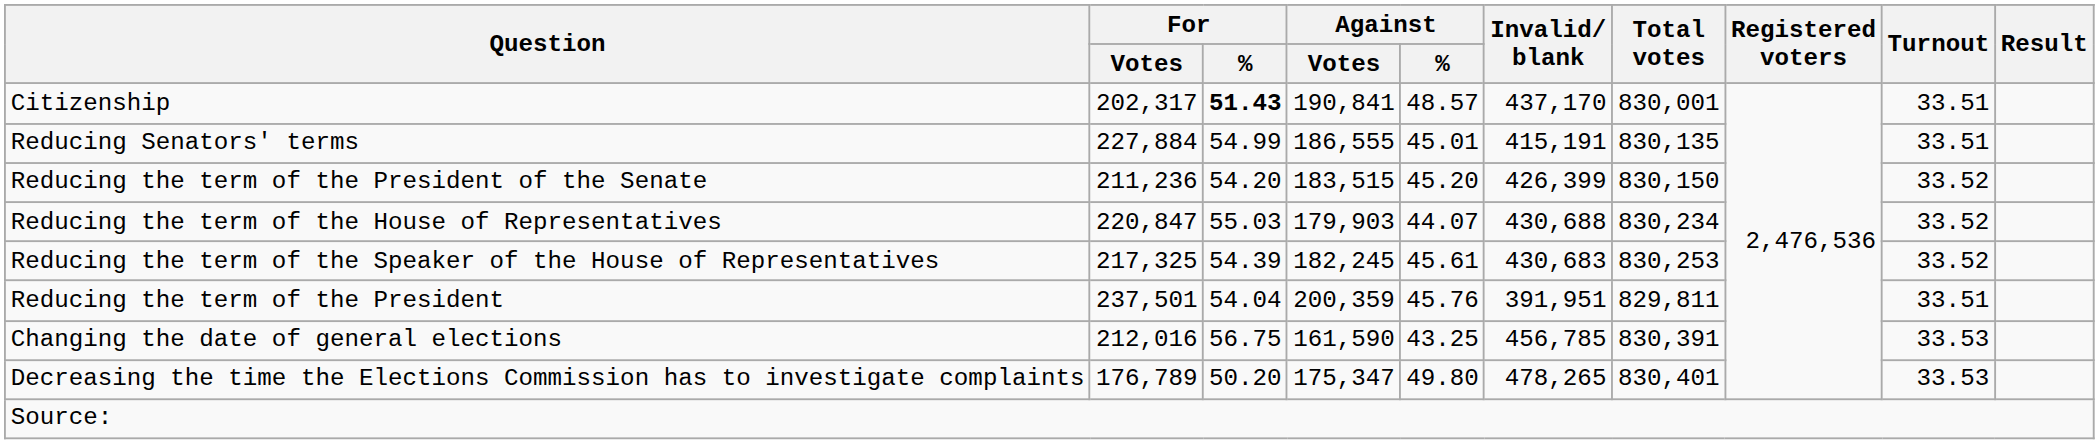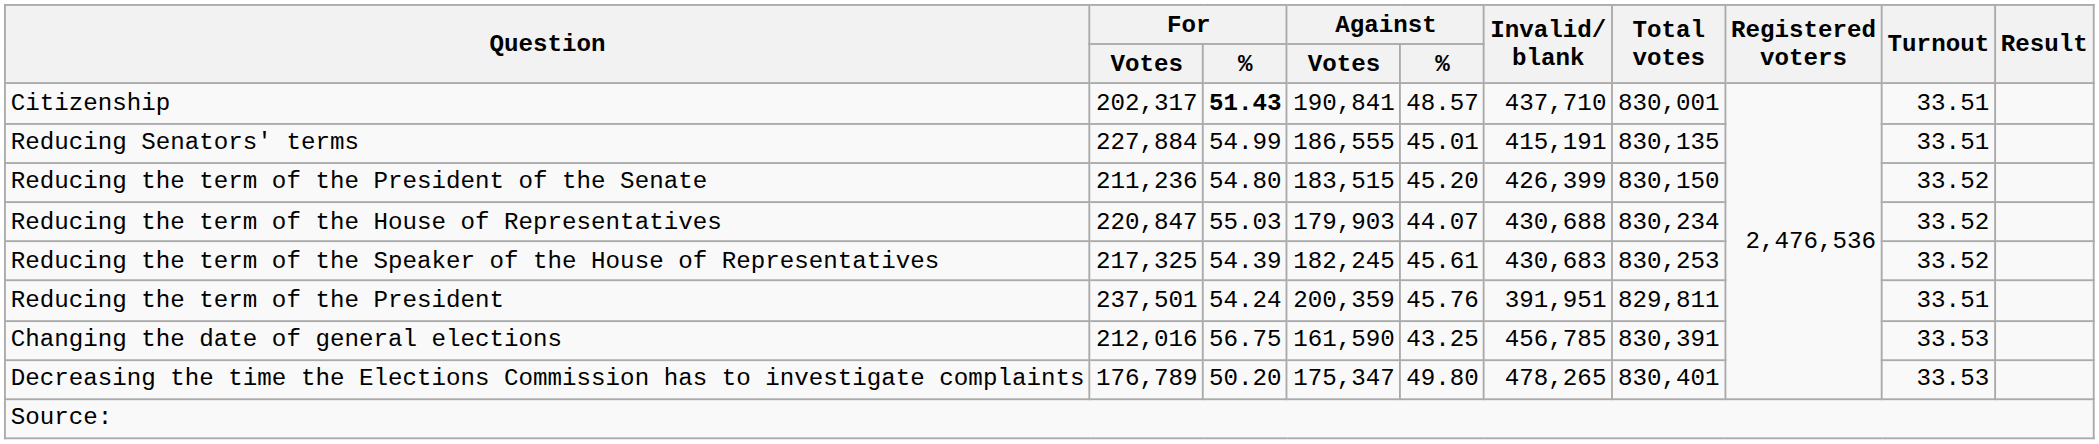(1556, 103) 437,170 -> (1556, 103) 437,710
(1245, 182) 54.20 -> (1245, 182) 54.80
(1245, 300) 54.04 -> (1245, 300) 54.24
